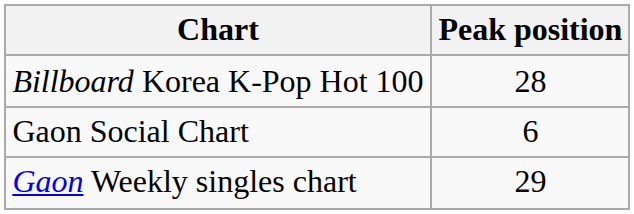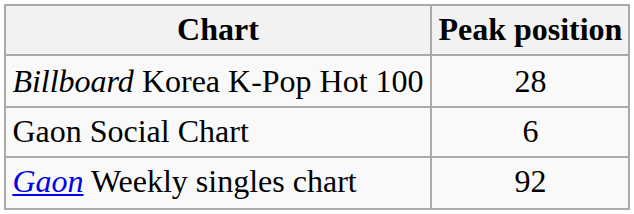(530, 182) 29 -> (530, 182) 92
